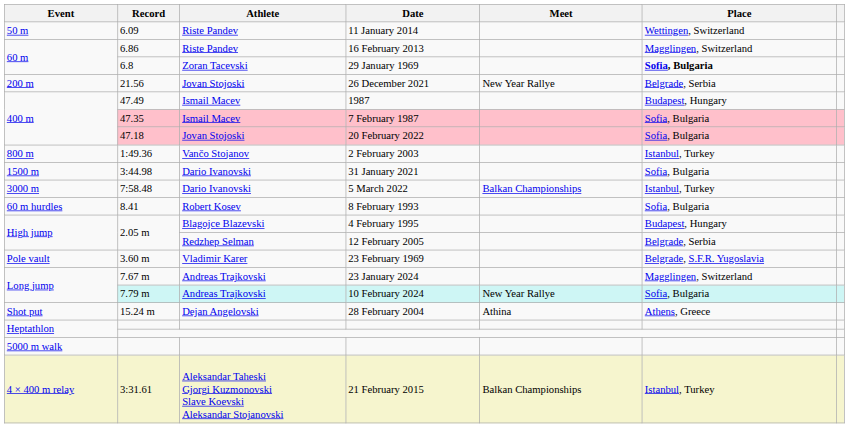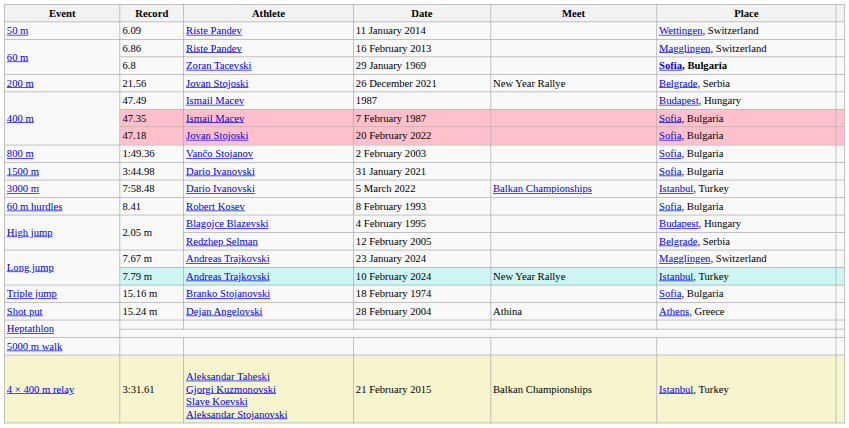(680, 153) Istanbul, Turkey -> (691, 153) Sofia, Bulgaria
- row: (28, 259)
(677, 294) Sofia, Bulgaria -> (694, 276) Istanbul, Turkey
+ row: (32, 294)
